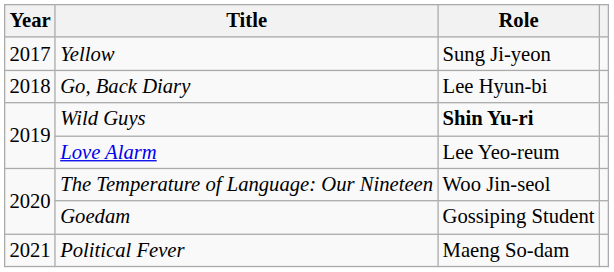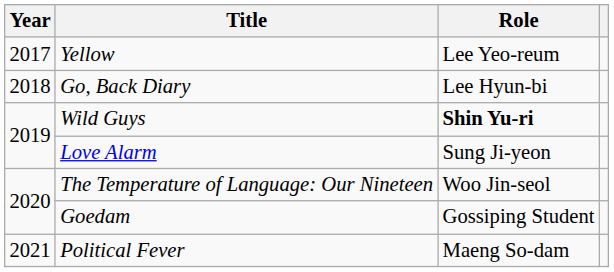(497, 53) Sung Ji-yeon -> (501, 53) Lee Yeo-reum
(501, 151) Lee Yeo-reum -> (497, 151) Sung Ji-yeon
